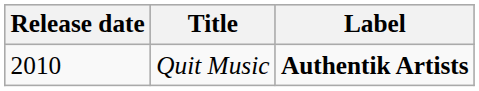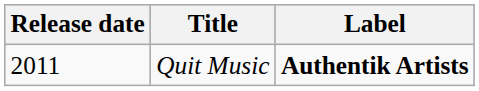(36, 64) 2010 -> (35, 64) 2011
